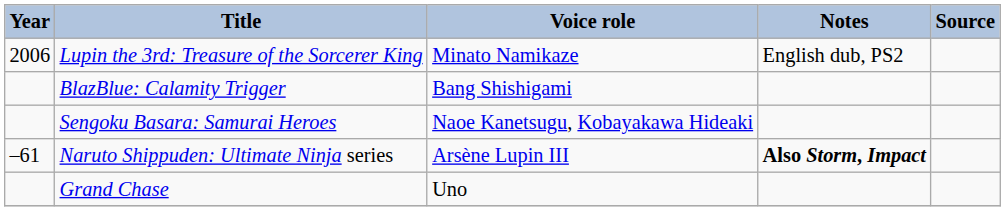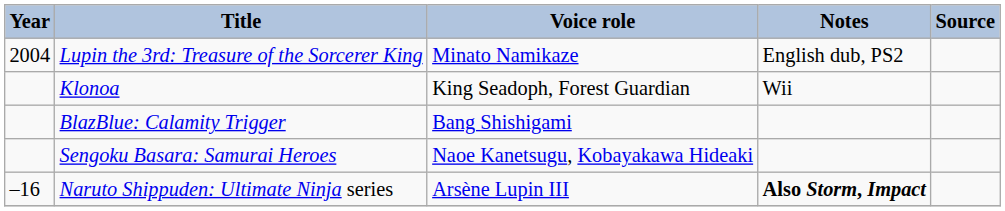(30, 55) 2006 -> (30, 55) 2004
+ row: (90, 88)
(25, 155) –61 -> (25, 189) –16
- row: (114, 189)
